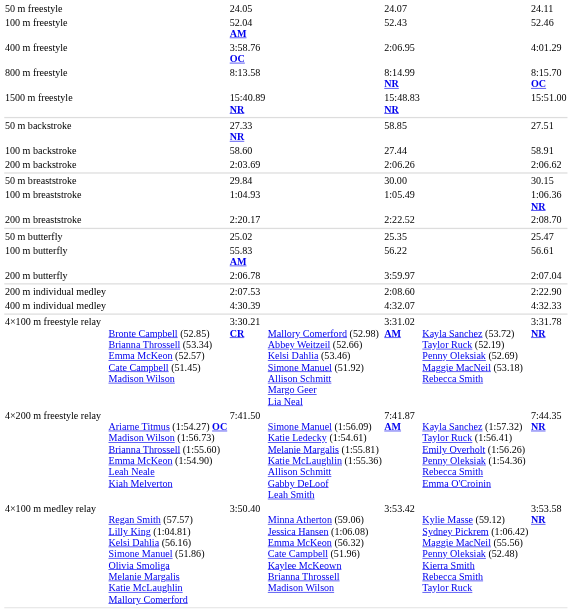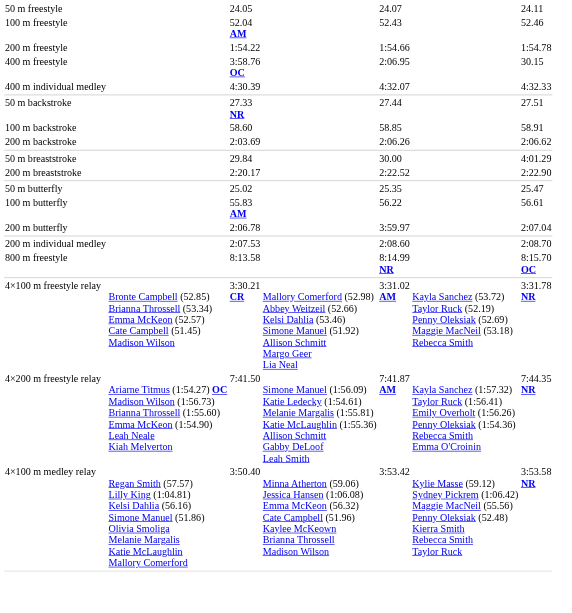+ row: (36, 47)
(546, 47) 4:01.29 -> (532, 61) 30.15
rows swapped: (36, 73) <-> (55, 306)
- row: (39, 98)
(396, 125) 58.85 -> (391, 103) 27.44
(396, 151) 27.44 -> (391, 128) 58.85
(542, 181) 30.15 -> (536, 158) 4:01.29
- row: (43, 195)
(546, 220) 2:08.70 -> (536, 172) 2:22.90
(546, 292) 2:22.90 -> (536, 244) 2:08.70
